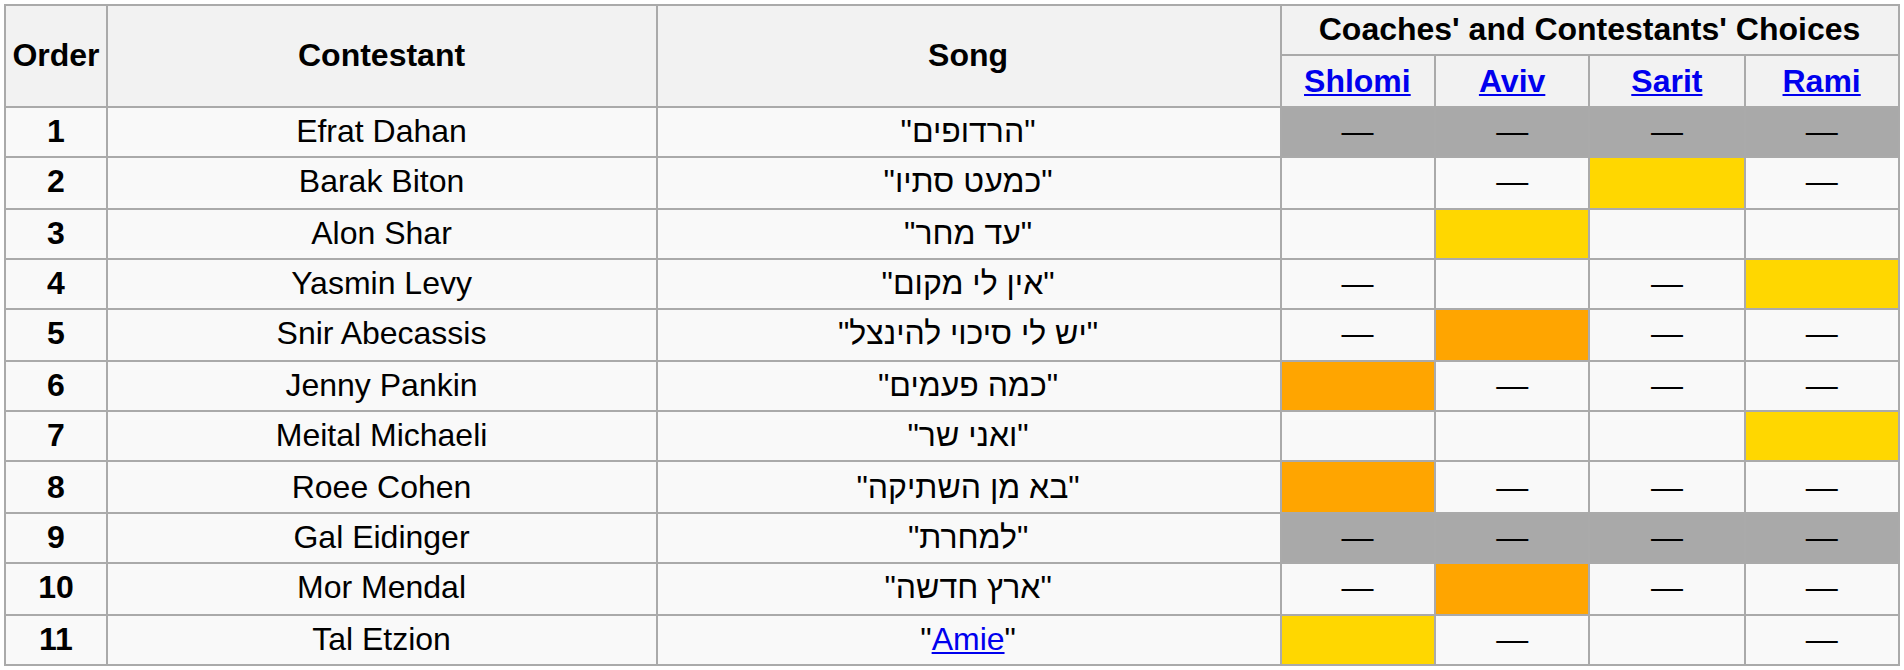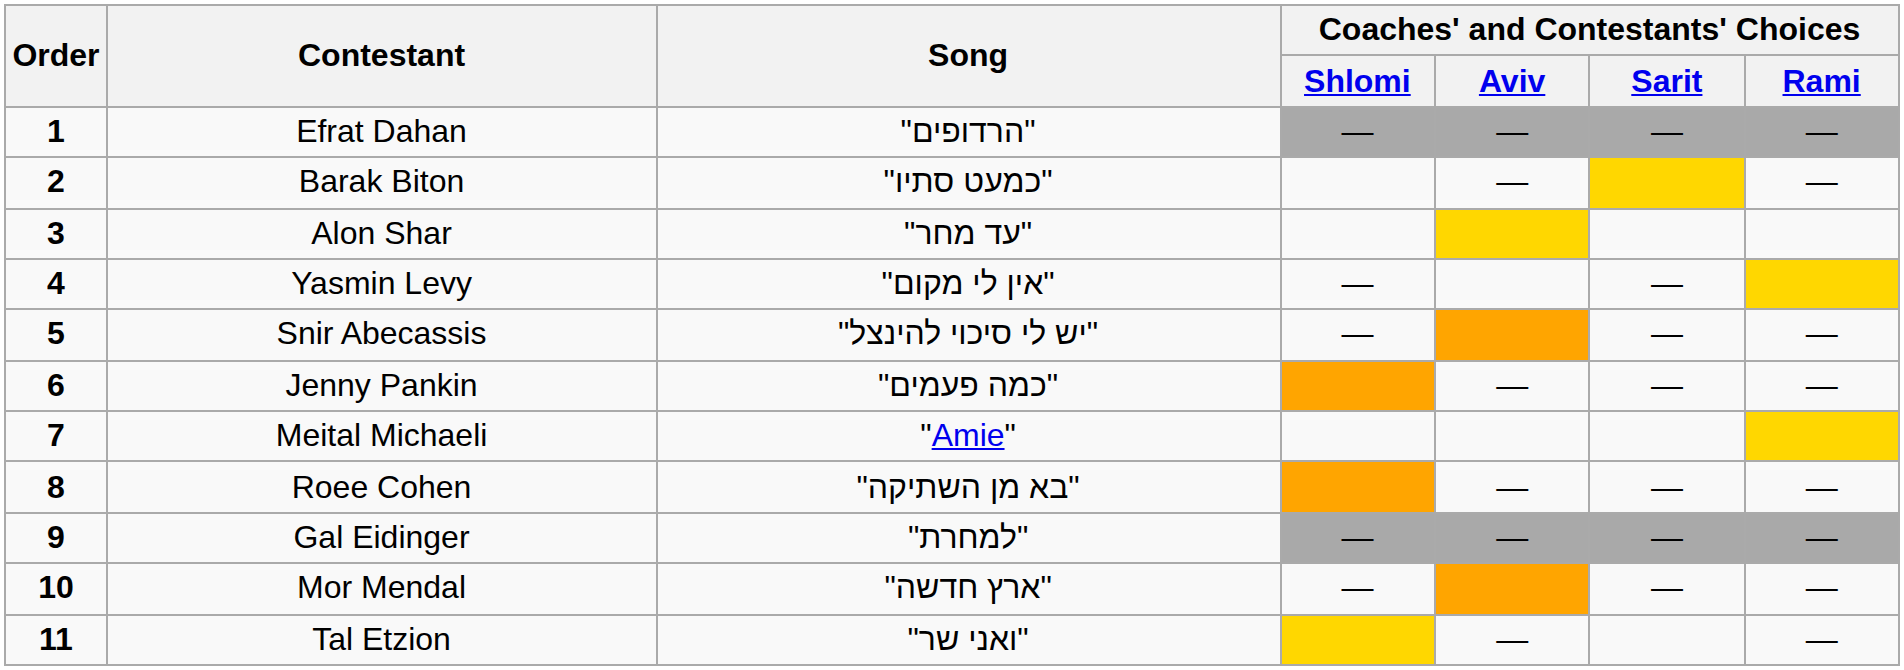(968, 435) "ואני שר" -> (968, 435) "Amie"
(968, 638) "Amie" -> (968, 638) "ואני שר"
